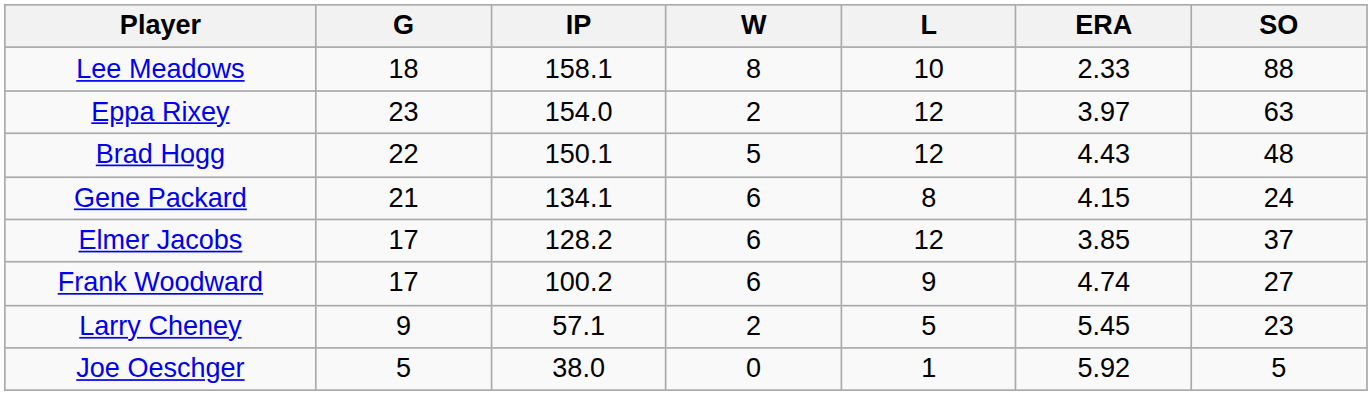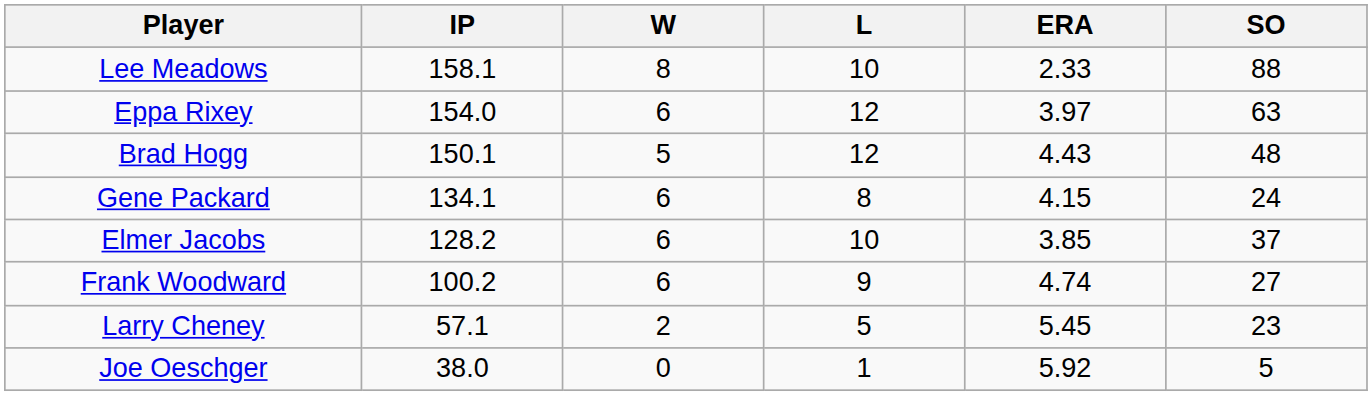- column: (404, 25)
(754, 111) 2 -> (663, 111) 6
(929, 240) 12 -> (864, 240) 10
